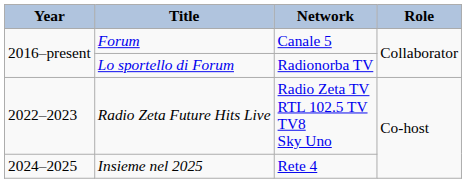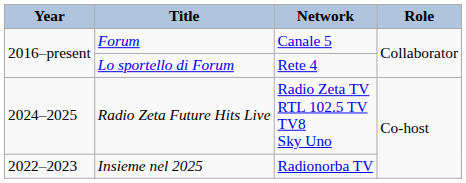(325, 65) Radionorba TV -> (297, 65) Rete 4
(43, 115) 2022–2023 -> (43, 115) 2024–2025
(43, 165) 2024–2025 -> (43, 165) 2022–2023
(297, 165) Rete 4 -> (325, 165) Radionorba TV
